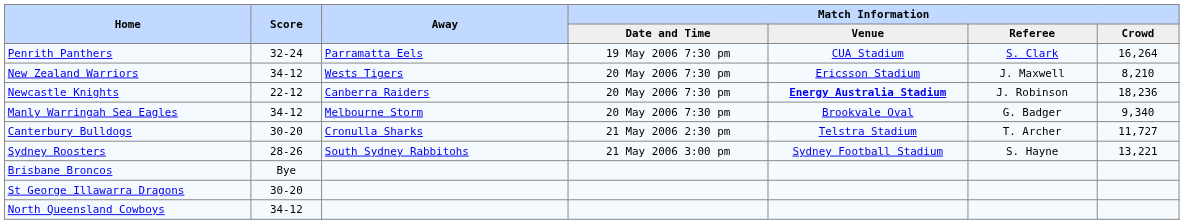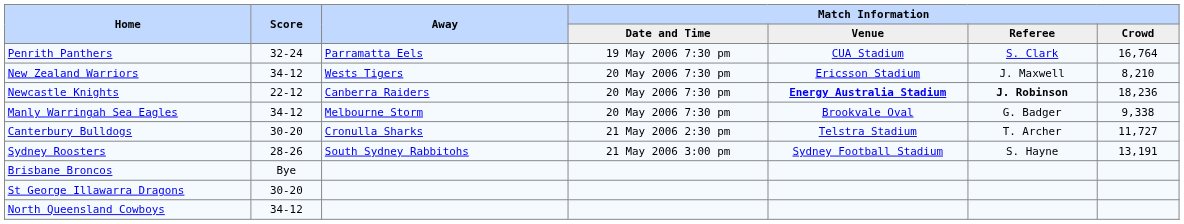(1138, 53) 16,264 -> (1138, 53) 16,764
(1032, 92) normal -> (1032, 92) bold
(1138, 112) 9,340 -> (1138, 112) 9,338
(1138, 151) 13,221 -> (1138, 151) 13,191
